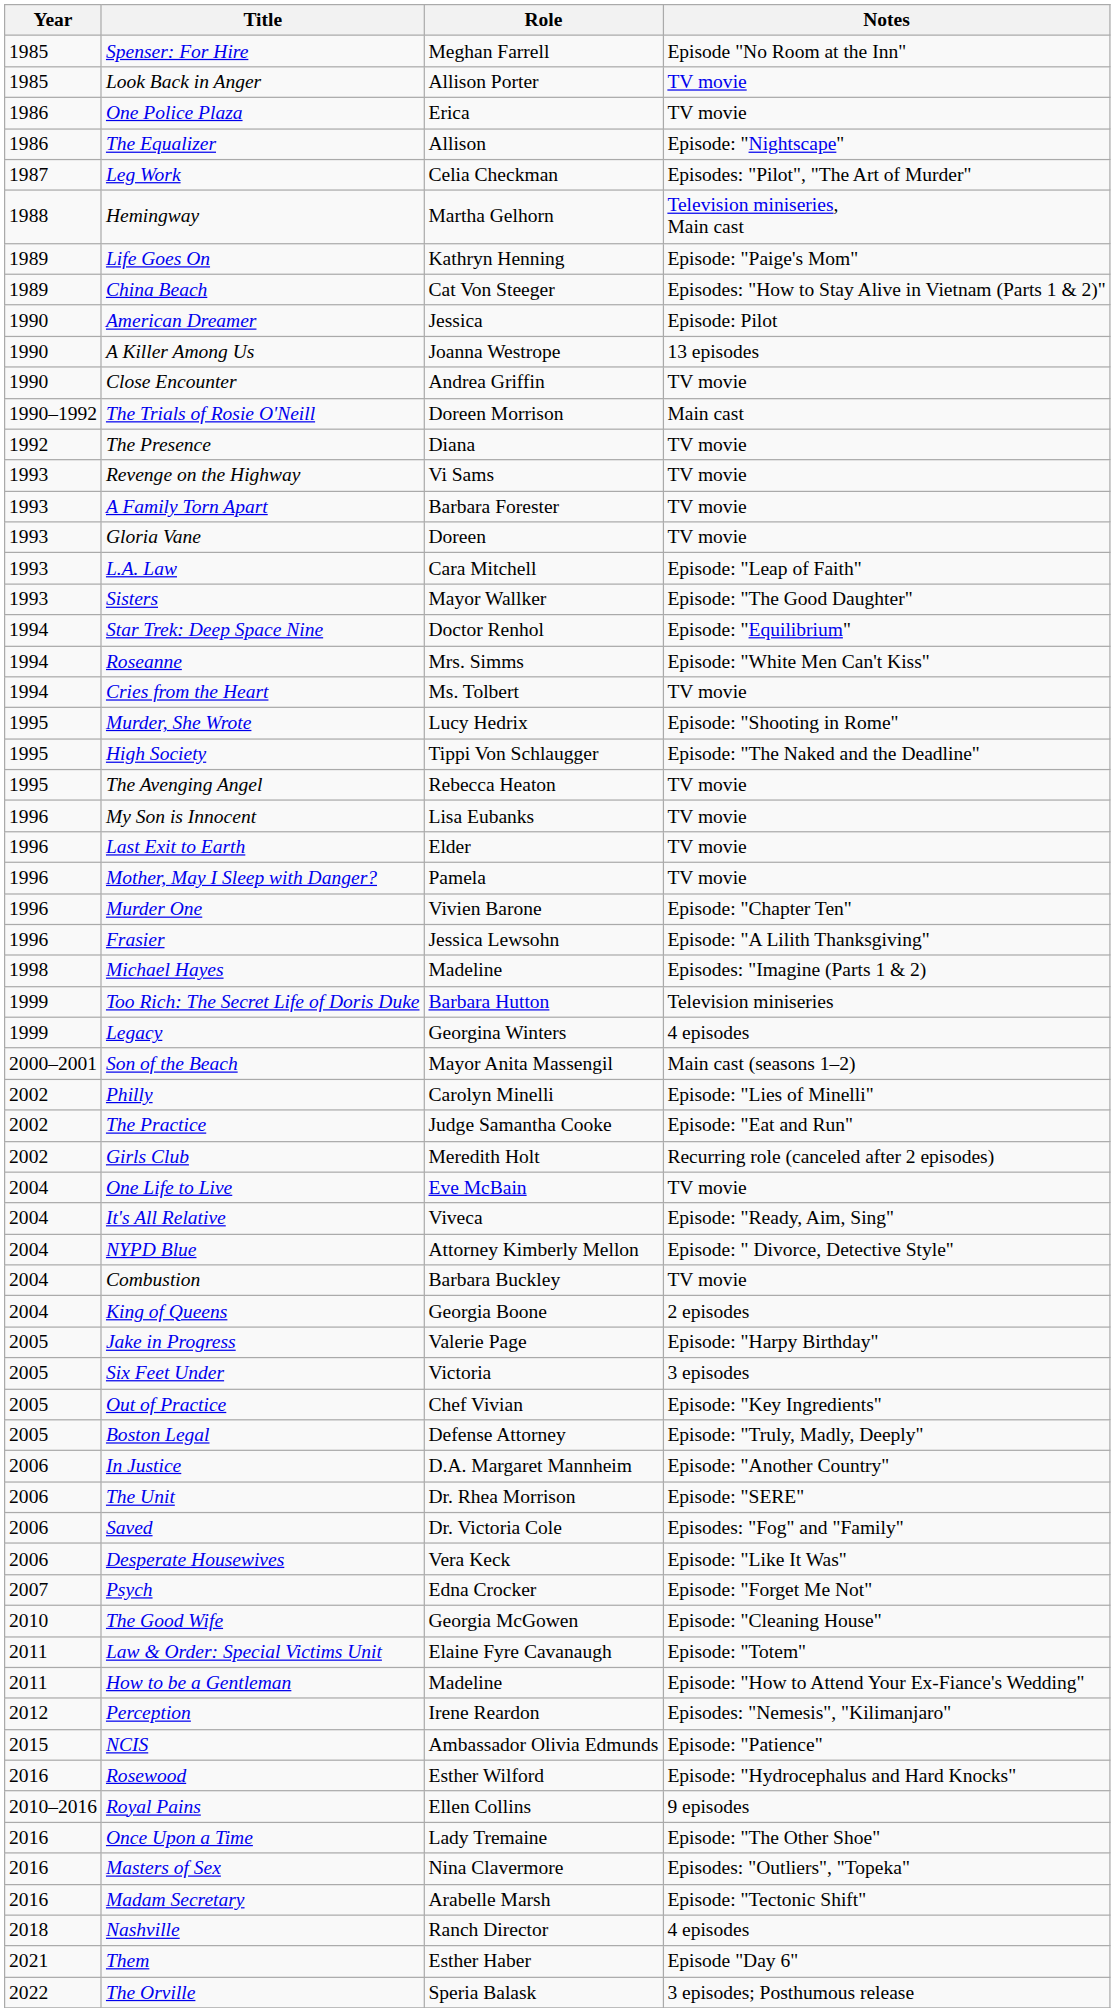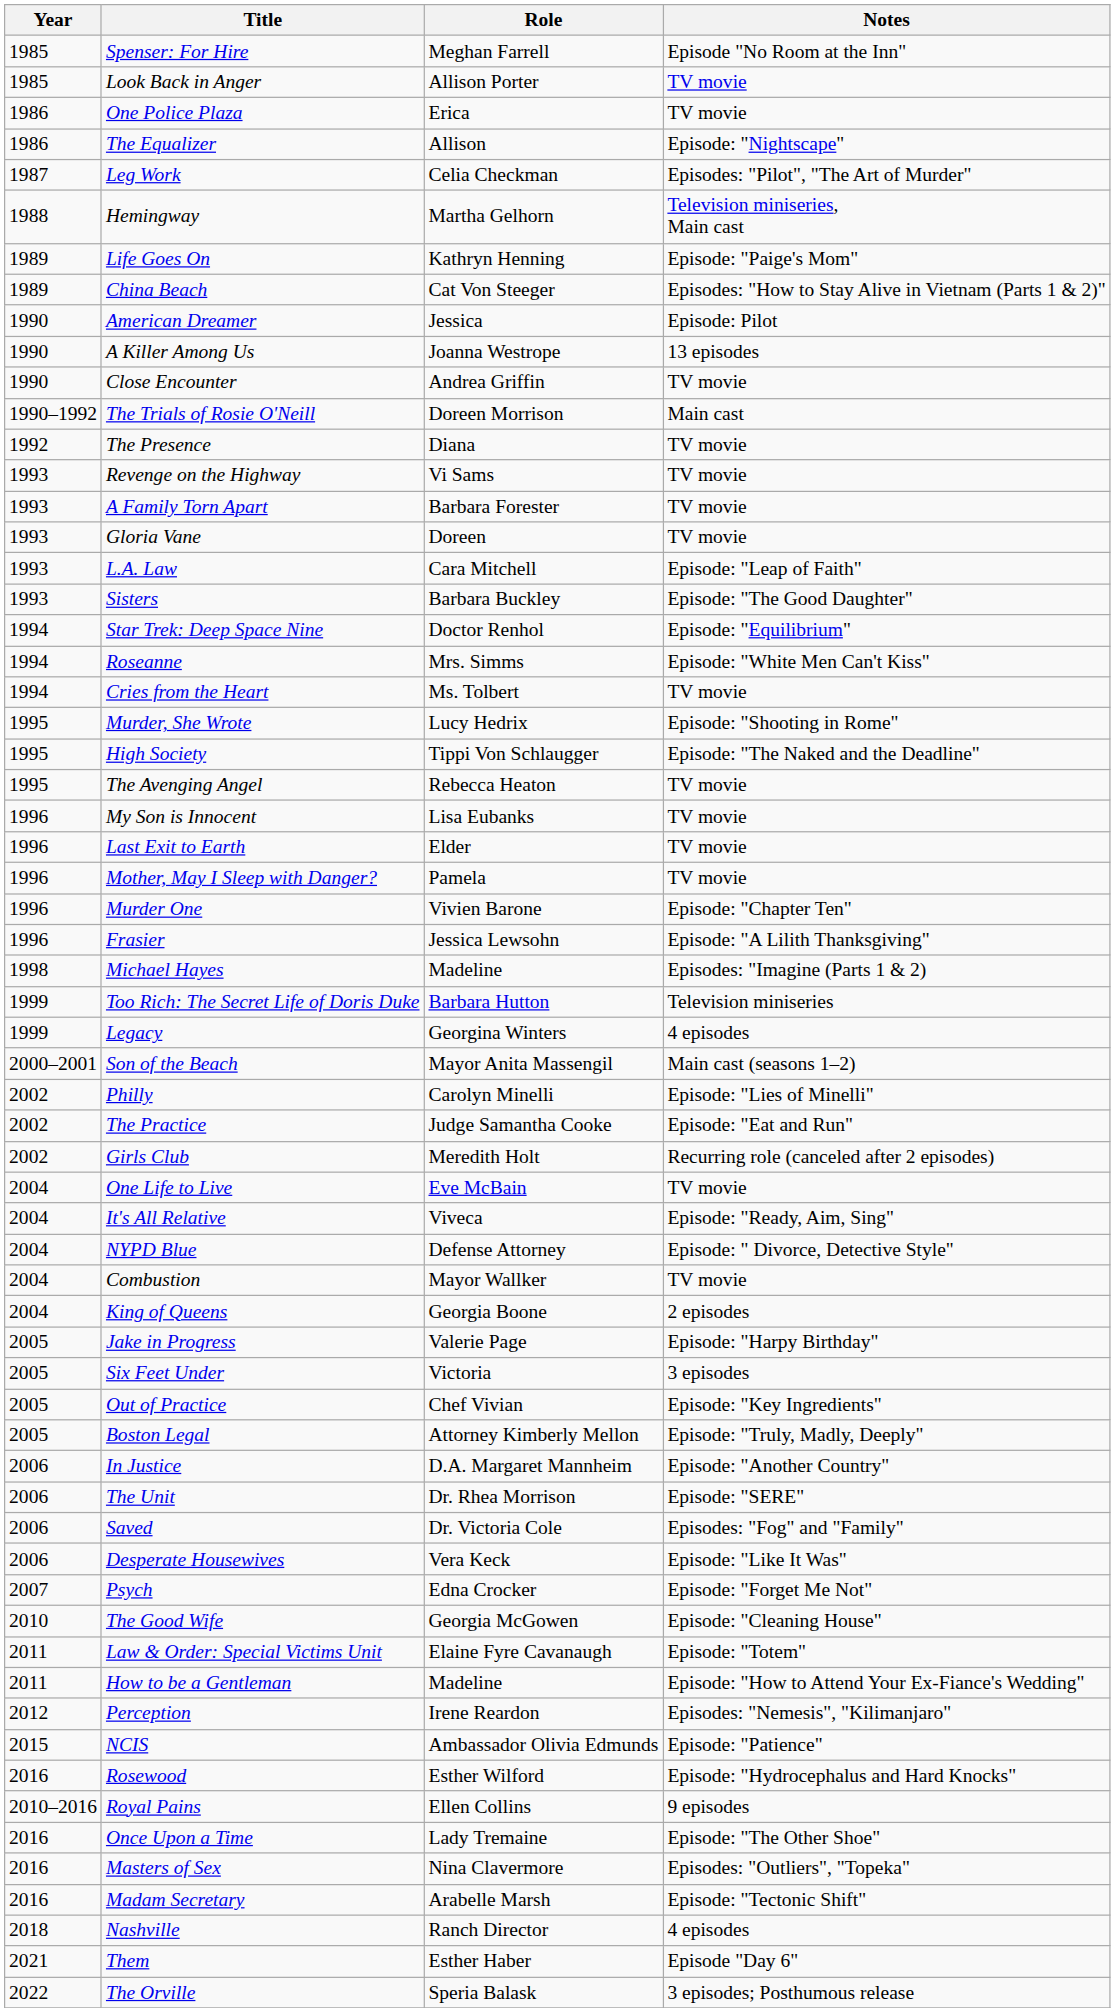(487, 599) Mayor Wallker -> (494, 599) Barbara Buckley
(534, 1249) Attorney Kimberly Mellon -> (497, 1249) Defense Attorney
(494, 1280) Barbara Buckley -> (487, 1280) Mayor Wallker
(497, 1435) Defense Attorney -> (534, 1435) Attorney Kimberly Mellon
